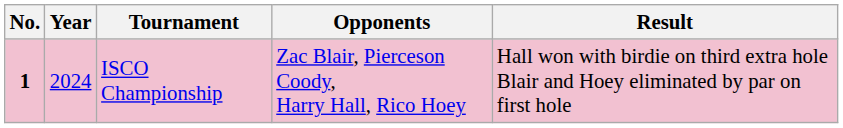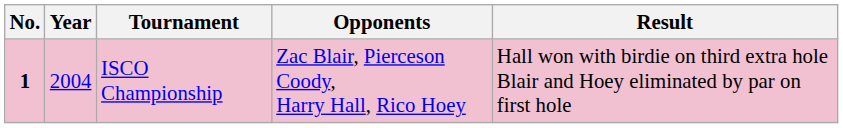(71, 80) 2024 -> (71, 80) 2004
